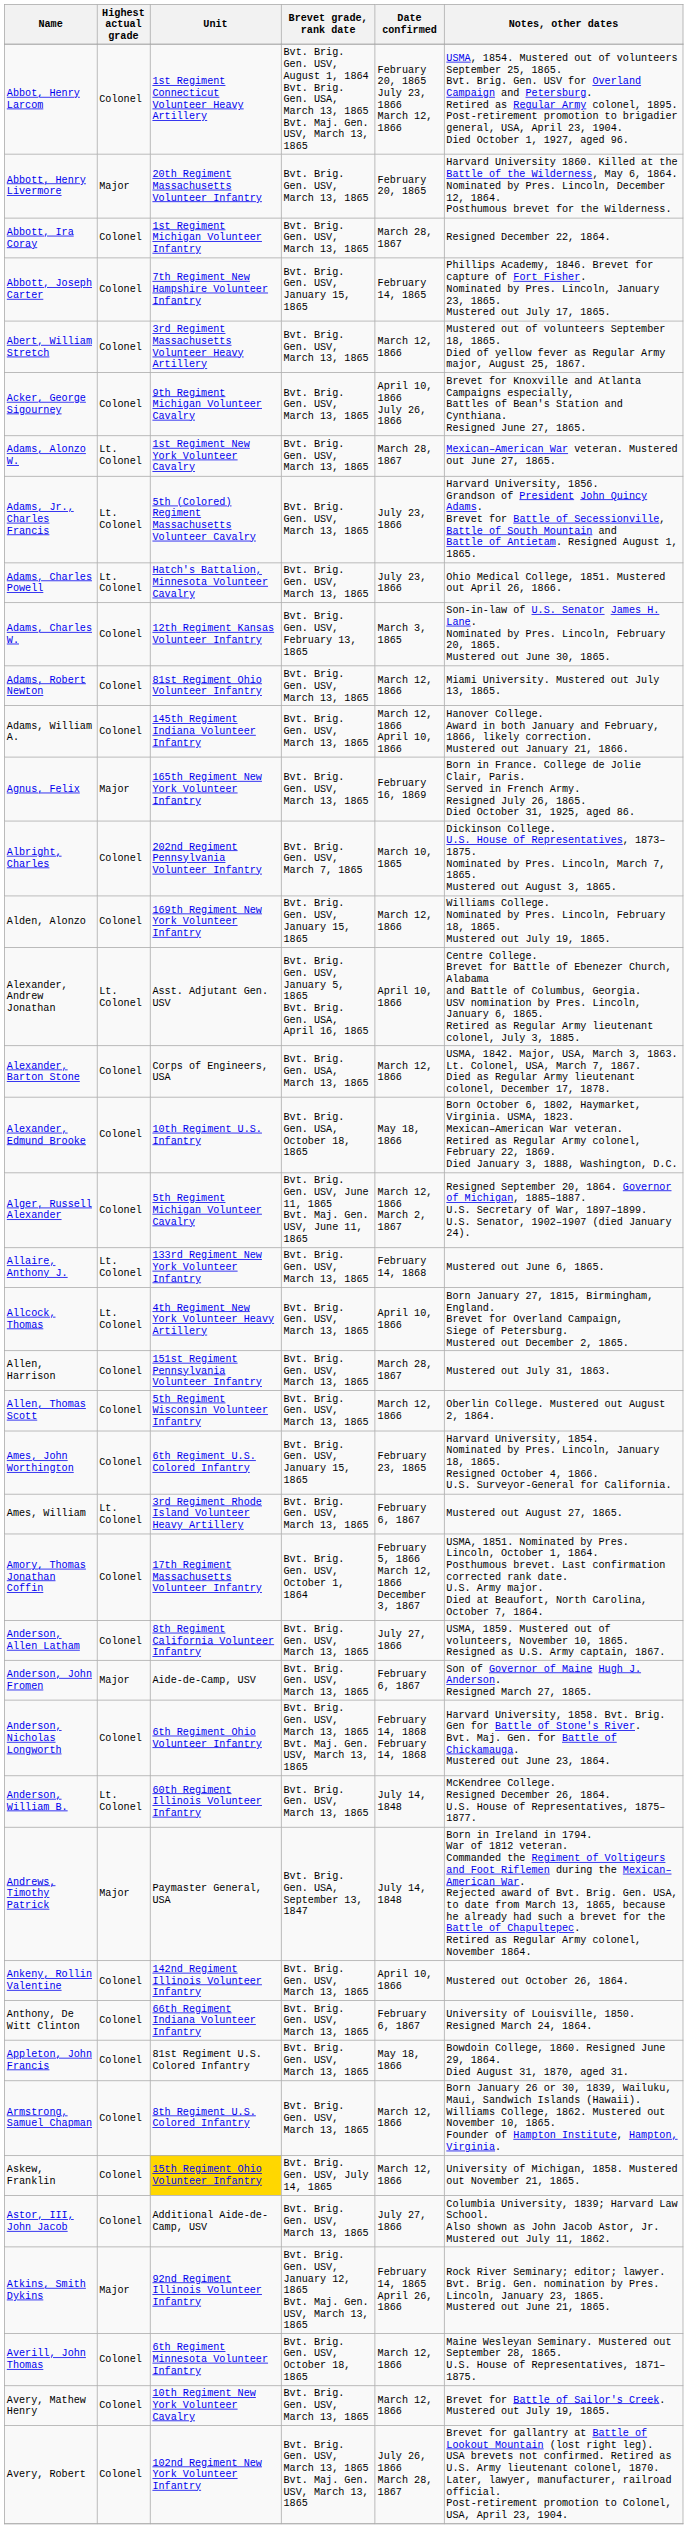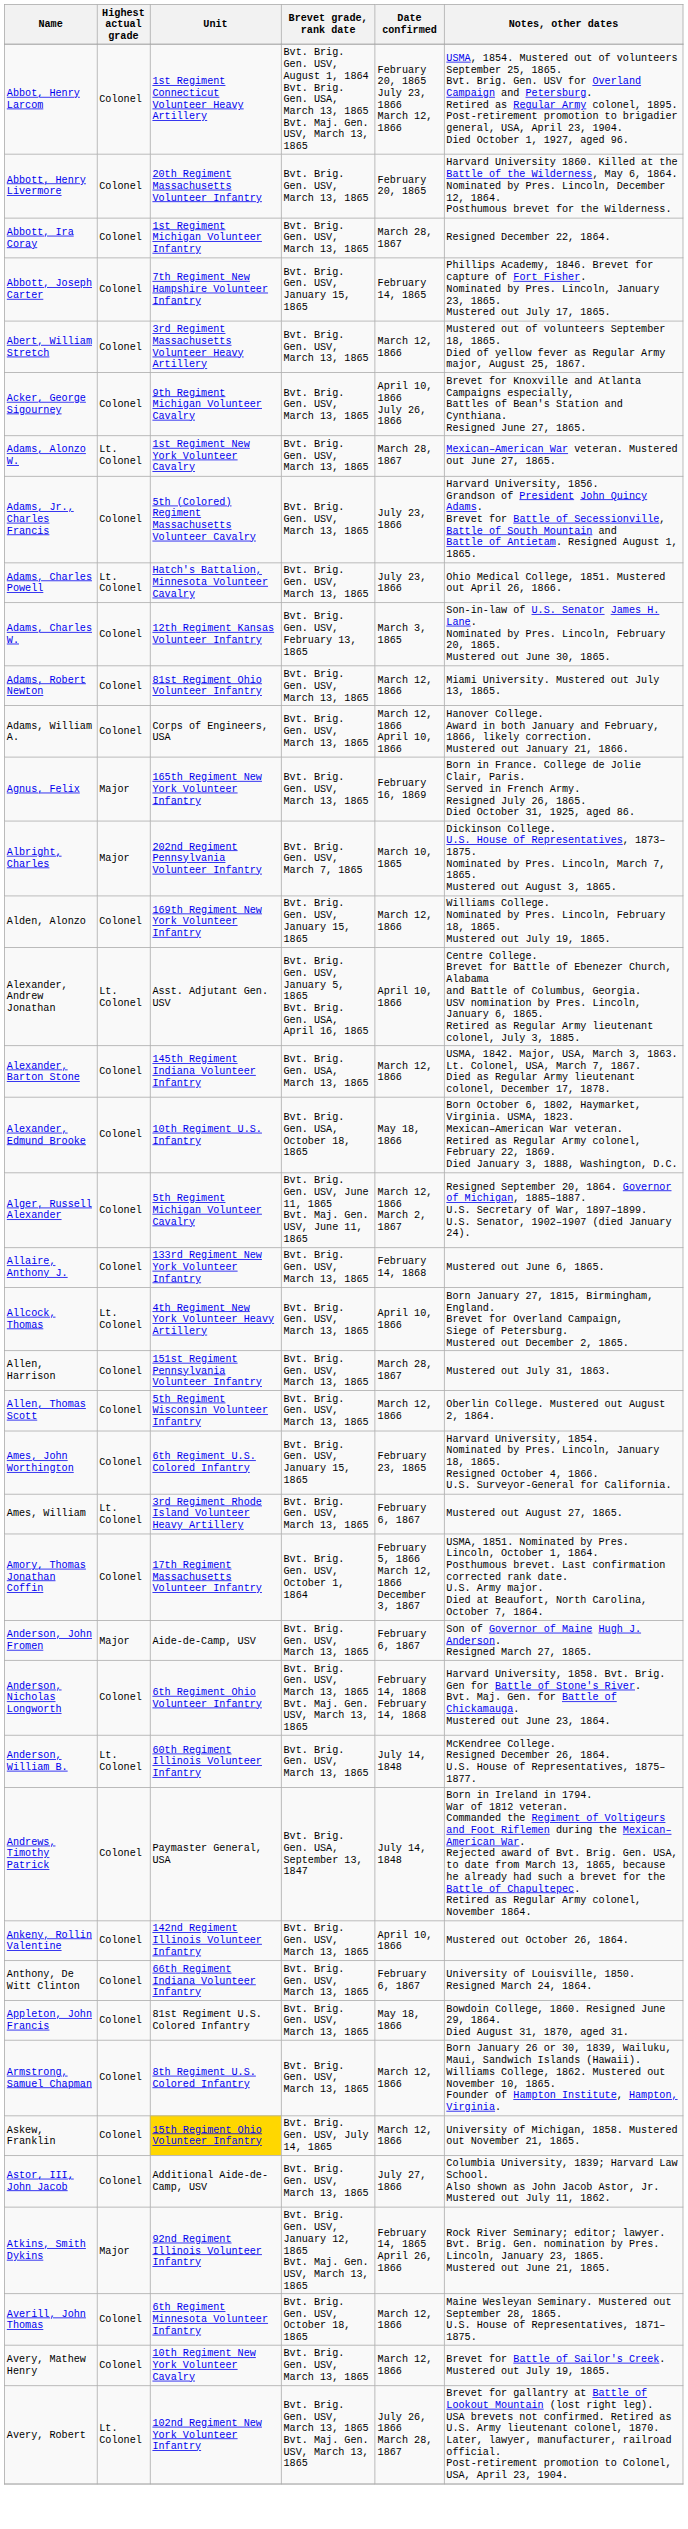(114, 186) Major -> (121, 186) Colonel
(121, 519) Lt. Colonel -> (121, 519) Colonel
(204, 732) 145th Regiment Indiana Volunteer Infantry -> (210, 732) Corps of Engineers, USA
(121, 858) Colonel -> (114, 858) Major
(210, 1072) Corps of Engineers, USA -> (204, 1072) 145th Regiment Indiana Volunteer Infantry
(121, 1267) Lt. Colonel -> (121, 1267) Colonel
- row: (43, 1641)
(114, 1894) Major -> (121, 1854) Colonel
(121, 2474) Colonel -> (121, 2435) Lt. Colonel
